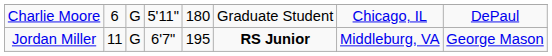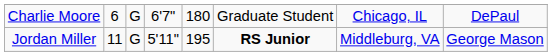(163, 16) 5'11" -> (163, 16) 6'7"
(163, 39) 6'7" -> (163, 39) 5'11"
